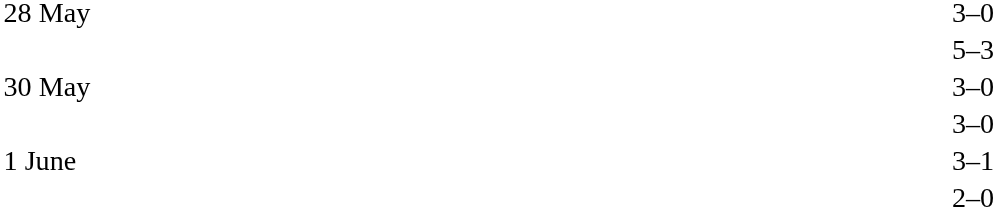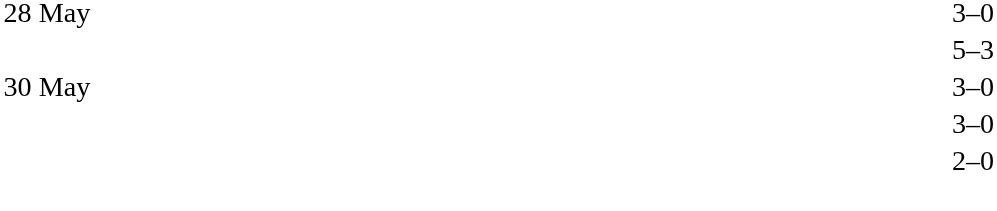- row: (40, 161)
